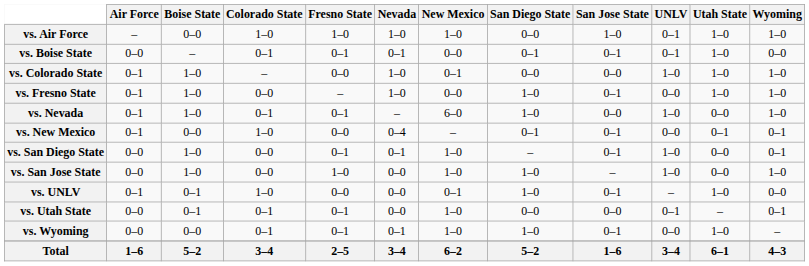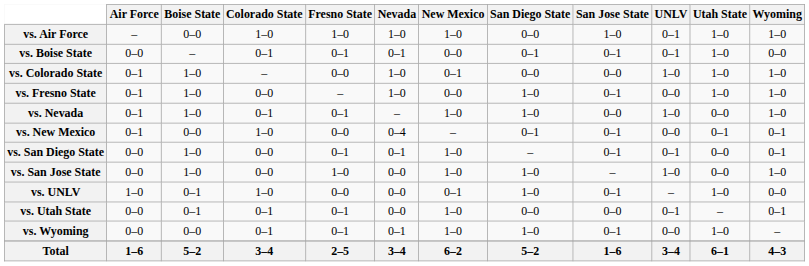(453, 113) 6–0 -> (453, 113) 1–0
(671, 152) 1–0 -> (671, 152) 0–1
(134, 192) 0–1 -> (134, 192) 1–0
